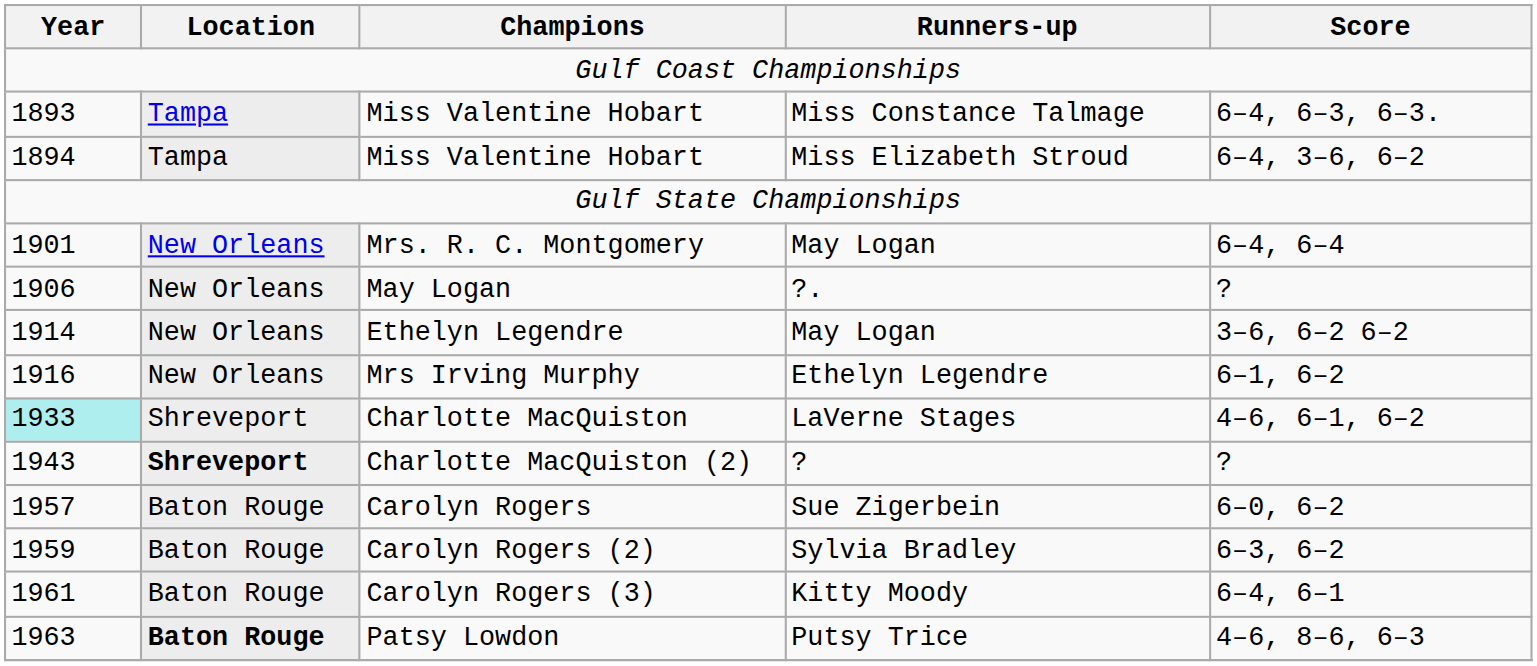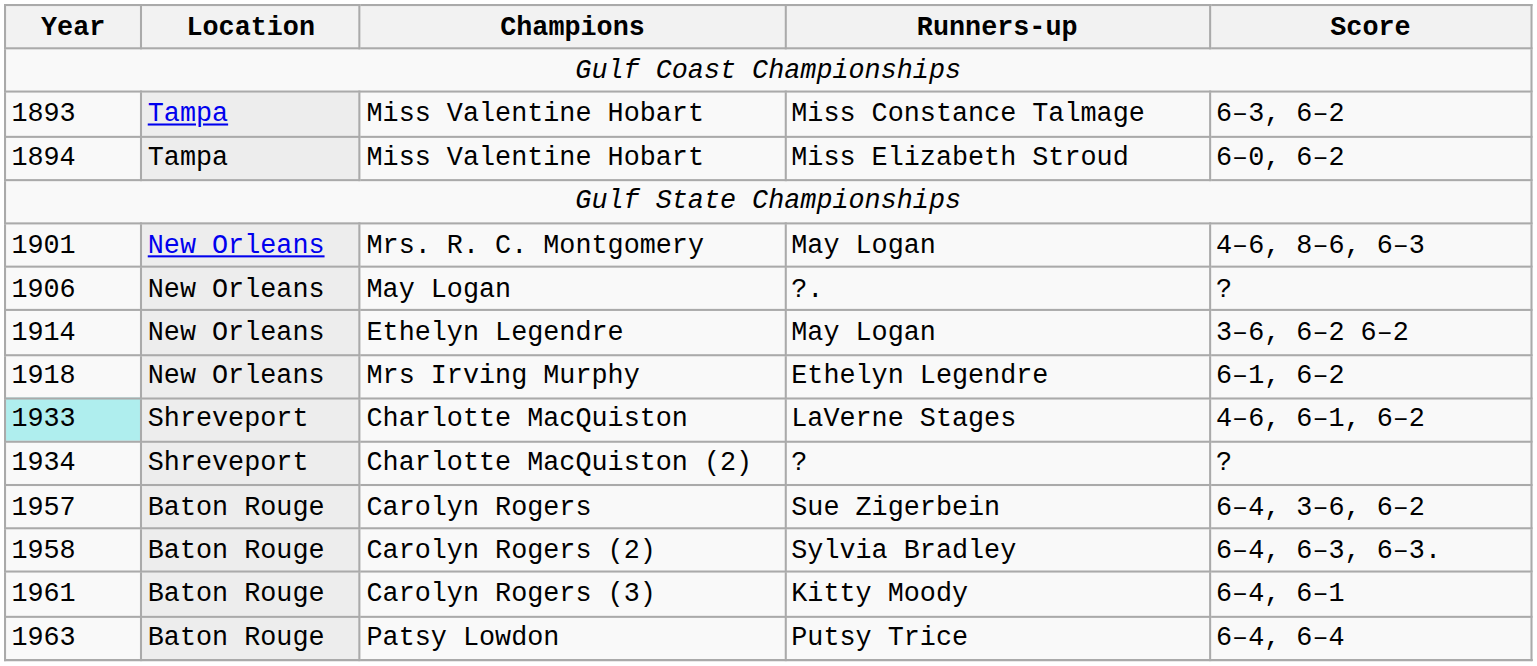(1328, 114) 6–4, 6–3, 6–3. -> (1280, 114) 6–3, 6–2
(1320, 158) 6–4, 3–6, 6–2 -> (1280, 158) 6–0, 6–2
(1280, 245) 6–4, 6–4 -> (1320, 245) 4–6, 8–6, 6–3
(44, 376) 1916 -> (44, 376) 1918
(44, 463) 1943 -> (44, 463) 1934
(228, 463) bold -> (228, 463) normal
(1280, 507) 6–0, 6–2 -> (1320, 507) 6–4, 3–6, 6–2
(44, 551) 1959 -> (44, 551) 1958
(1280, 551) 6–3, 6–2 -> (1328, 551) 6–4, 6–3, 6–3.
(236, 638) bold -> (236, 638) normal
(1320, 638) 4–6, 8–6, 6–3 -> (1280, 638) 6–4, 6–4
